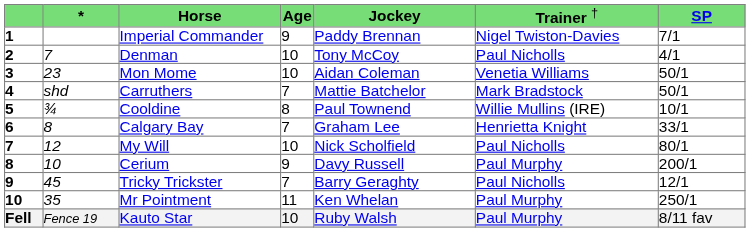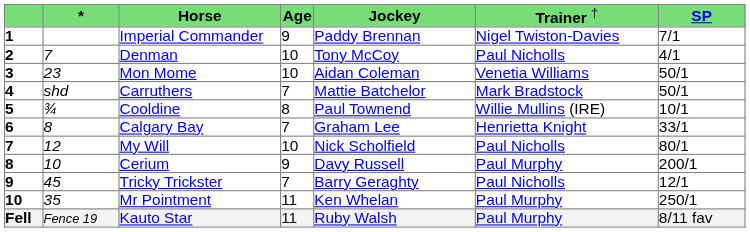(290, 218) 10 -> (289, 218) 11
